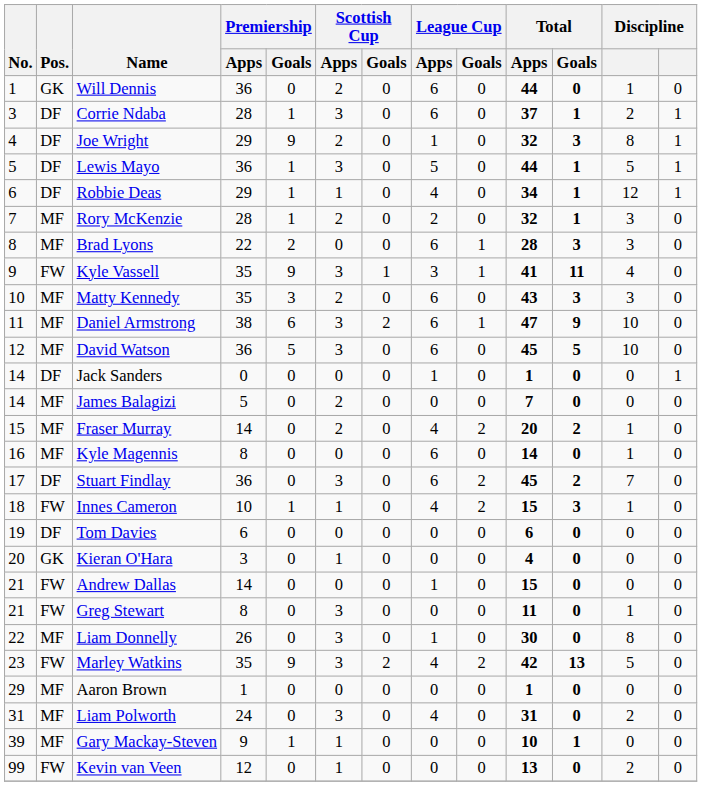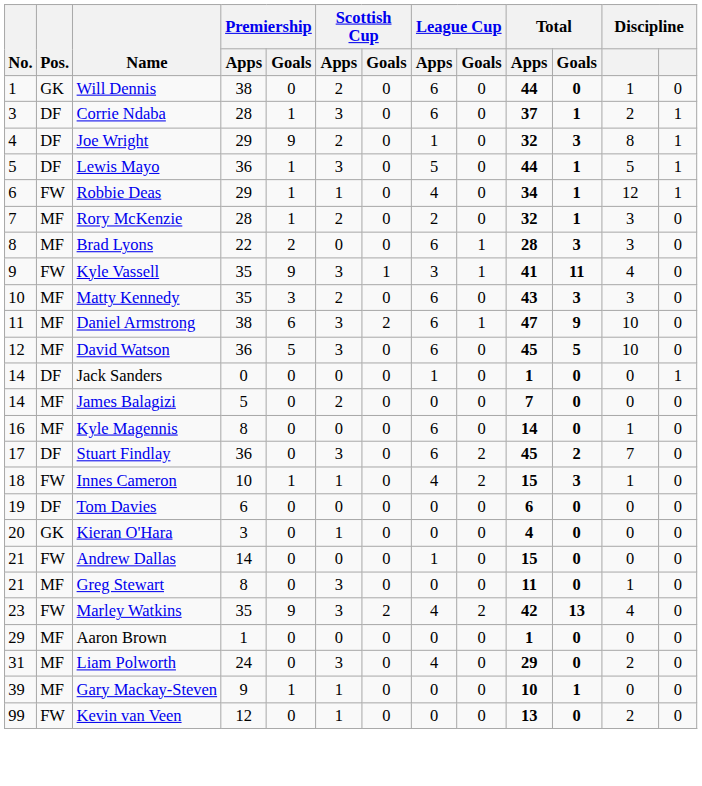(244, 88) 36 -> (244, 88) 38
(51, 192) DF -> (53, 192) FW
- row: (124, 428)
(53, 611) FW -> (52, 584) MF
- row: (127, 637)
(630, 663) 5 -> (630, 611) 4
(529, 715) 31 -> (529, 663) 29
